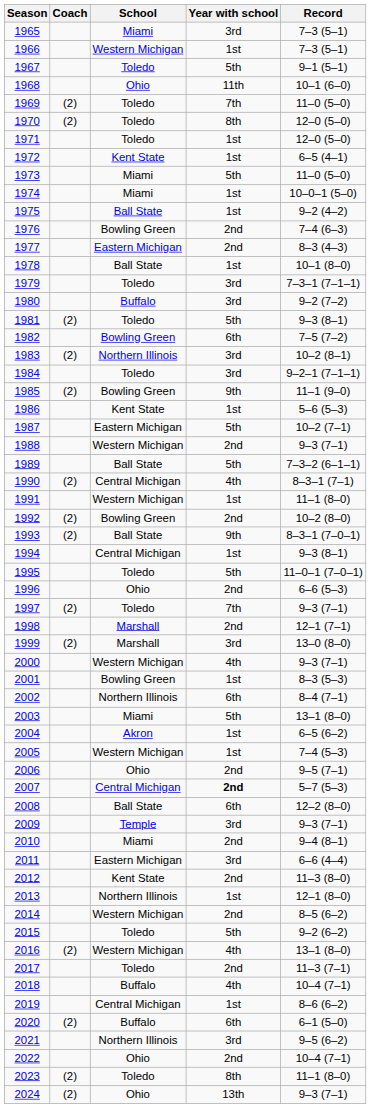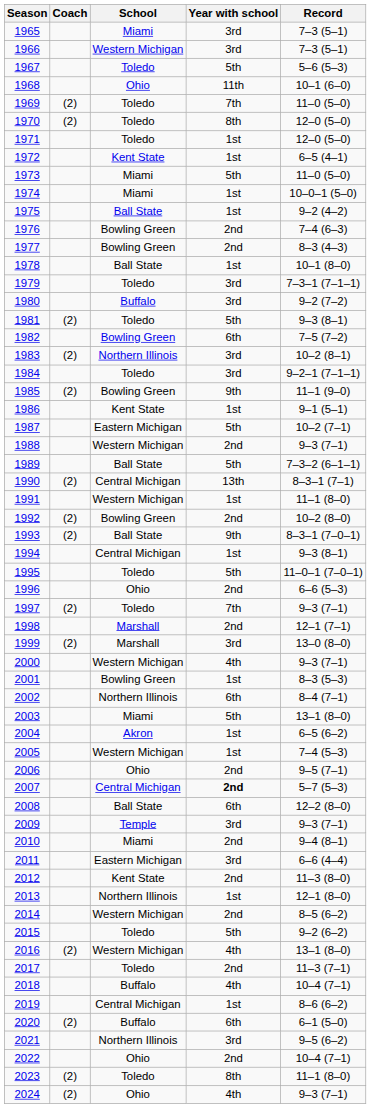(233, 49) 1st -> (233, 49) 3rd
(323, 67) 9–1 (5–1) -> (323, 67) 5–6 (5–3)
(138, 247) Eastern Michigan -> (138, 247) Bowling Green
(323, 409) 5–6 (5–3) -> (323, 409) 9–1 (5–1)
(233, 481) 4th -> (233, 481) 13th
(233, 1094) 13th -> (233, 1094) 4th
